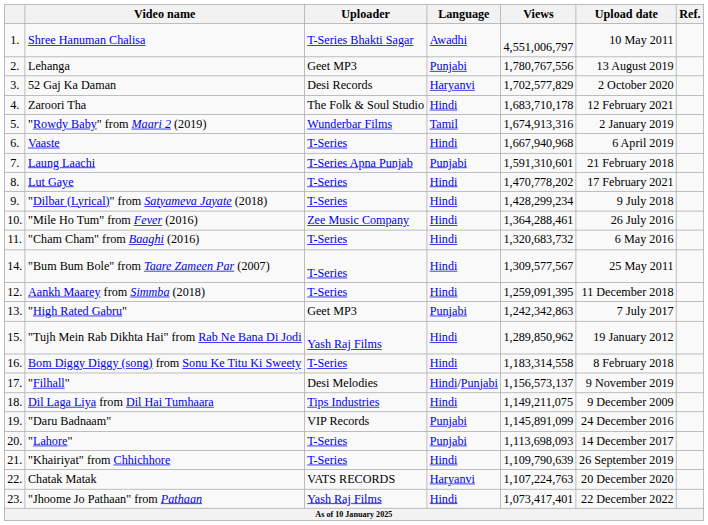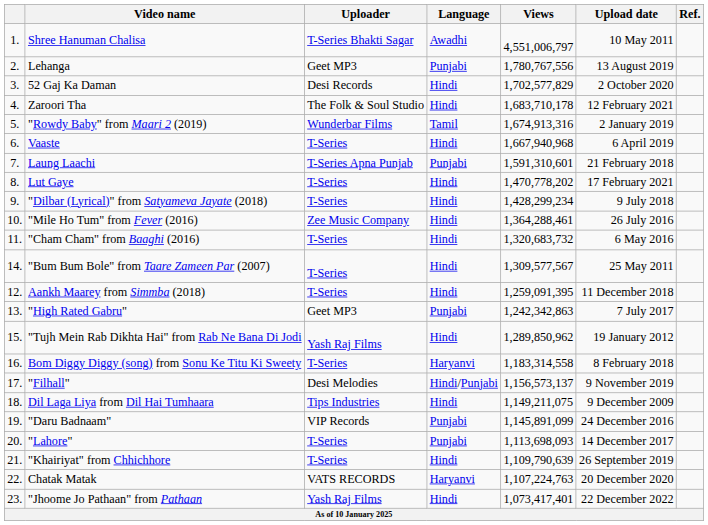(452, 85) Haryanvi -> (444, 85) Hindi
(444, 363) Hindi -> (452, 363) Haryanvi
